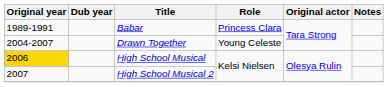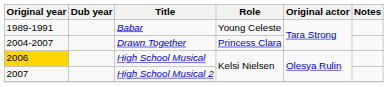(250, 27) Princess Clara -> (250, 27) Young Celeste
(250, 43) Young Celeste -> (250, 43) Princess Clara
